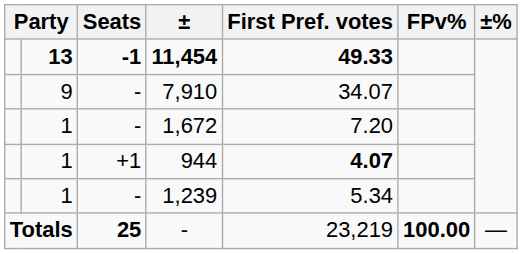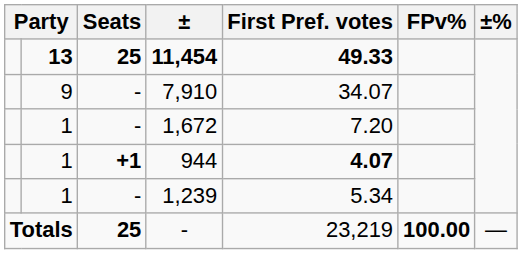(132, 56) -1 -> (129, 56) 25
(129, 160) normal -> (129, 160) bold
